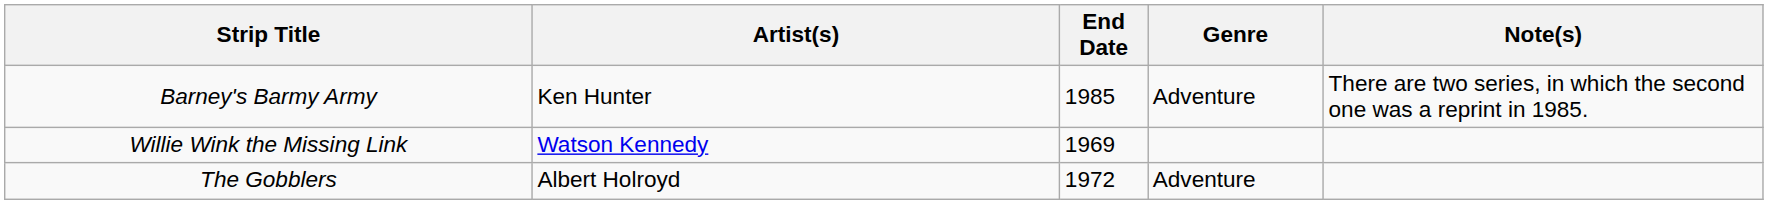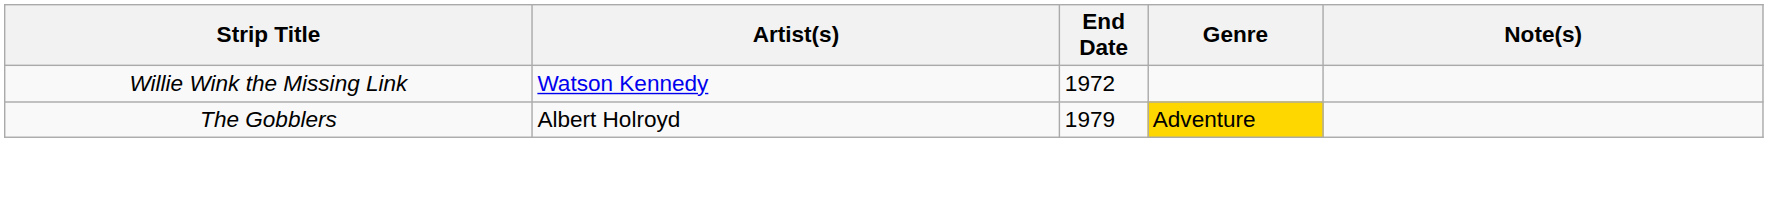- row: (268, 96)
(1090, 144) 1969 -> (1090, 83) 1972
(1090, 180) 1972 -> (1090, 119) 1979
(1204, 180) no background -> (1204, 119) gold background
